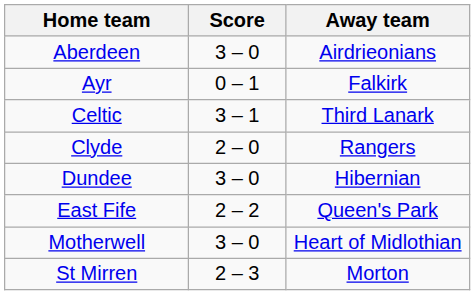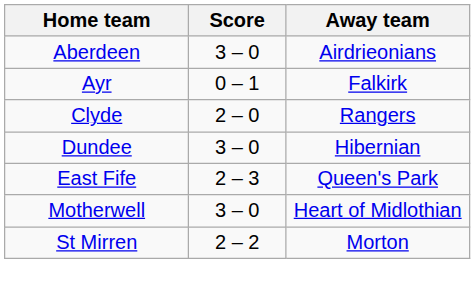- row: (97, 115)
(237, 210) 2 – 2 -> (237, 178) 2 – 3
(237, 274) 2 – 3 -> (237, 242) 2 – 2
